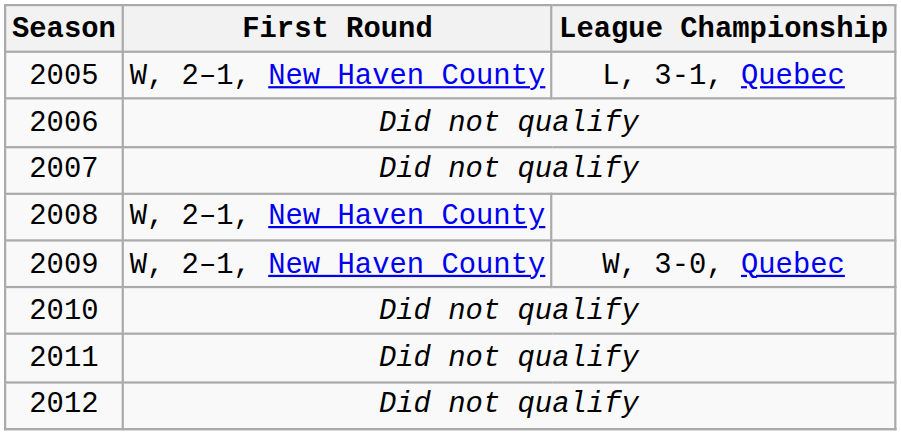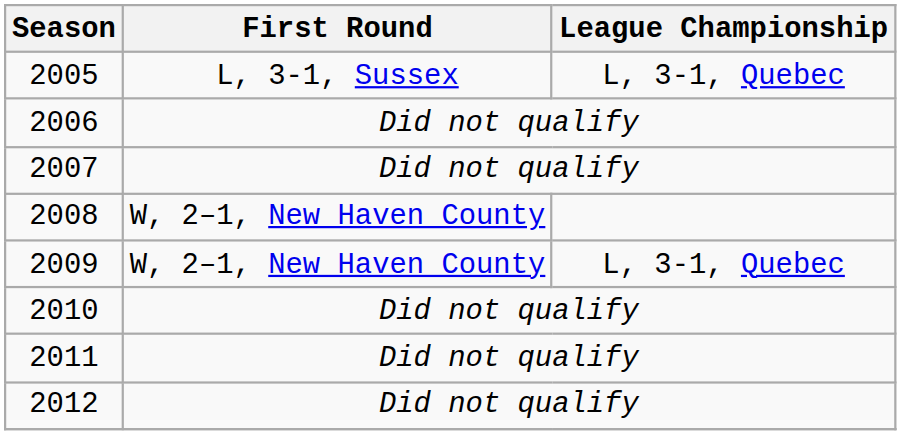(337, 76) W, 2–1, New Haven County -> (337, 76) L, 3-1, Sussex
(724, 264) W, 3-0, Quebec -> (724, 264) L, 3-1, Quebec
